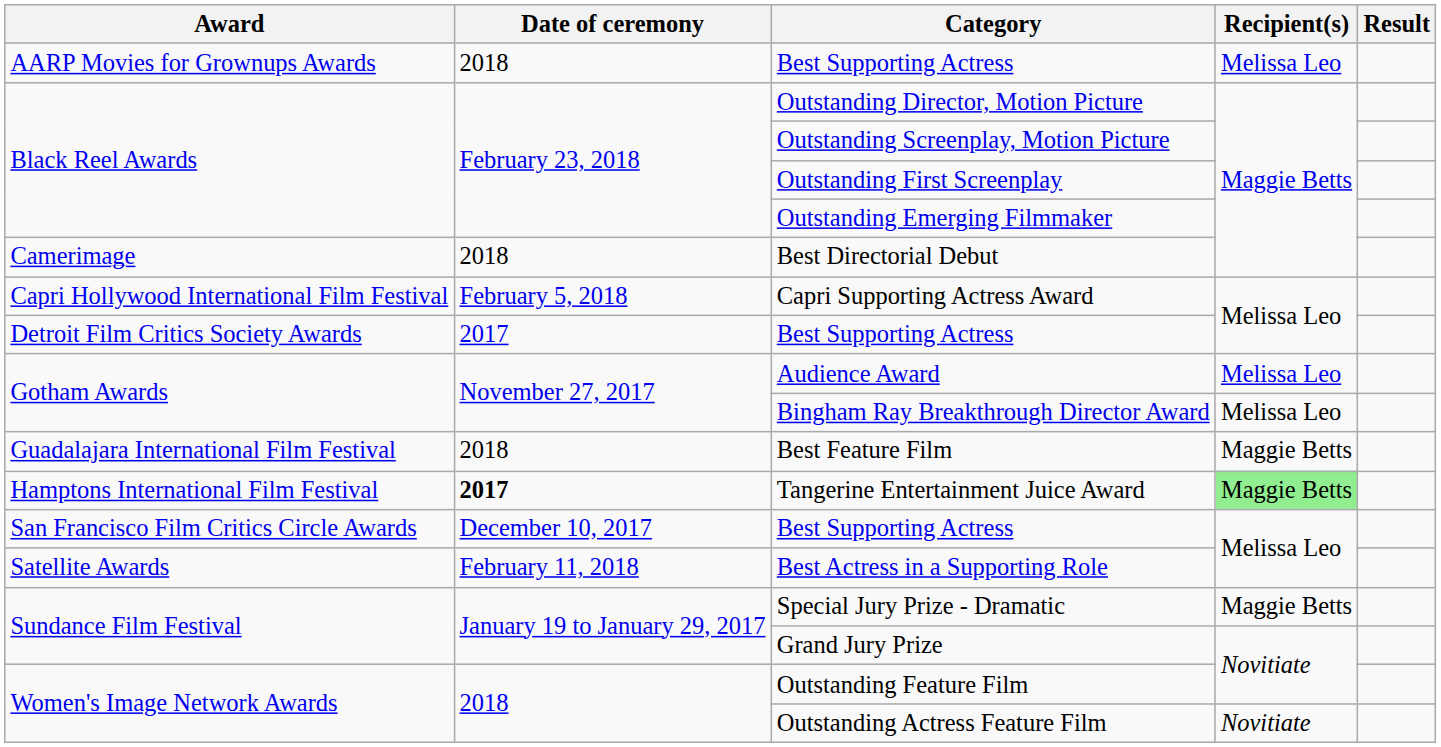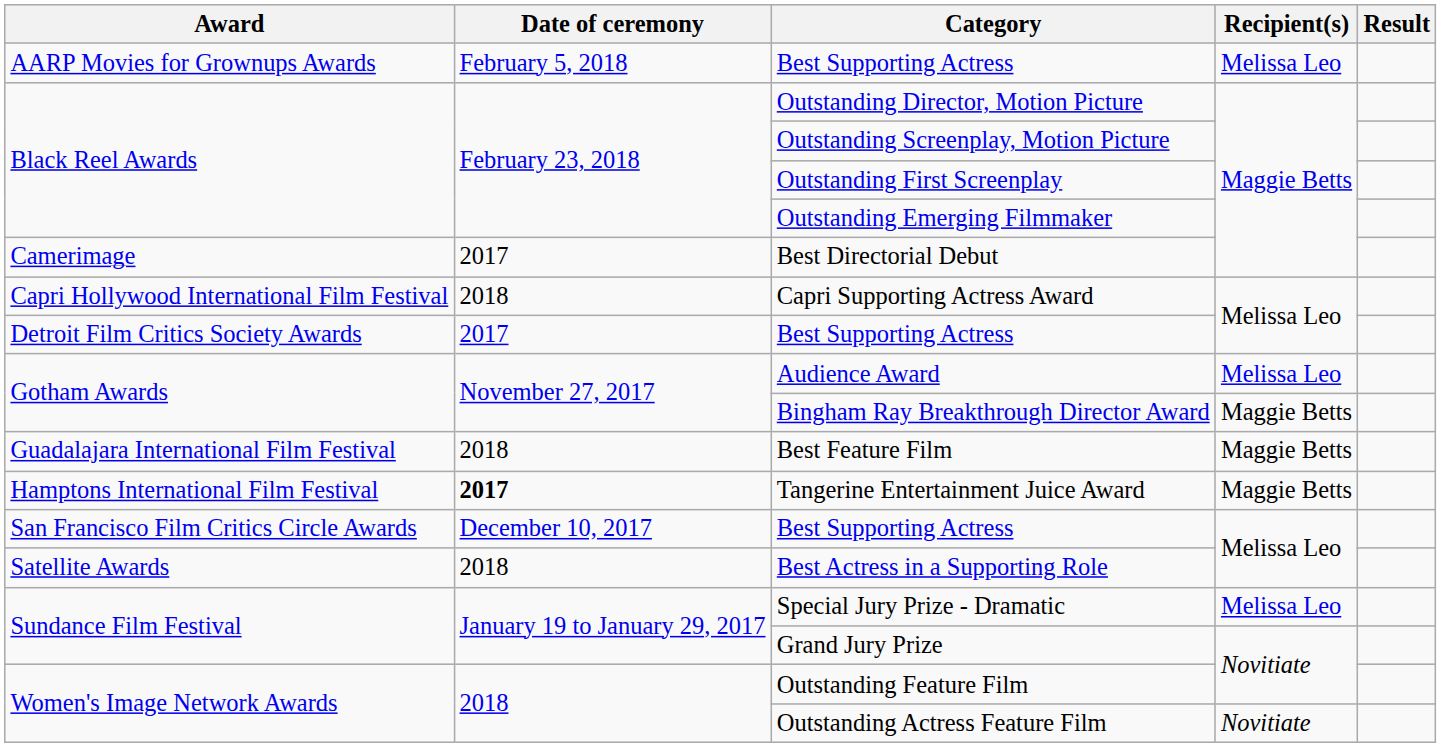(484, 62) 2018 -> (544, 62) February 5, 2018
(484, 256) 2018 -> (484, 256) 2017
(544, 295) February 5, 2018 -> (484, 295) 2018
(1281, 412) Melissa Leo -> (1287, 412) Maggie Betts
(1287, 489) lightgreen background -> (1287, 489) no background
(549, 567) February 11, 2018 -> (484, 567) 2018
(1287, 606) Maggie Betts -> (1281, 606) Melissa Leo
